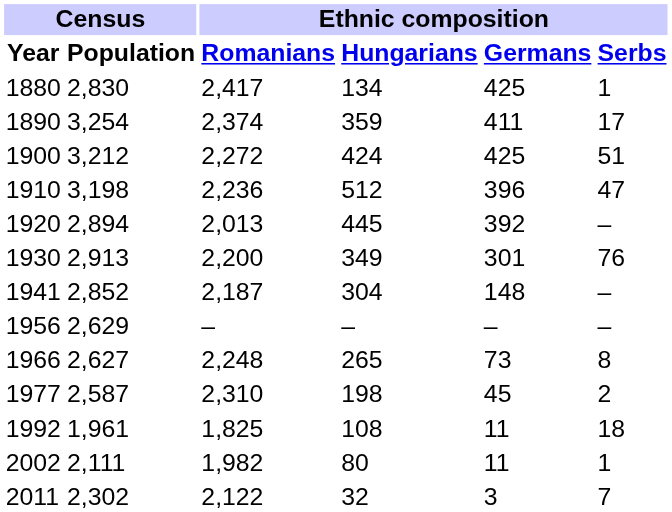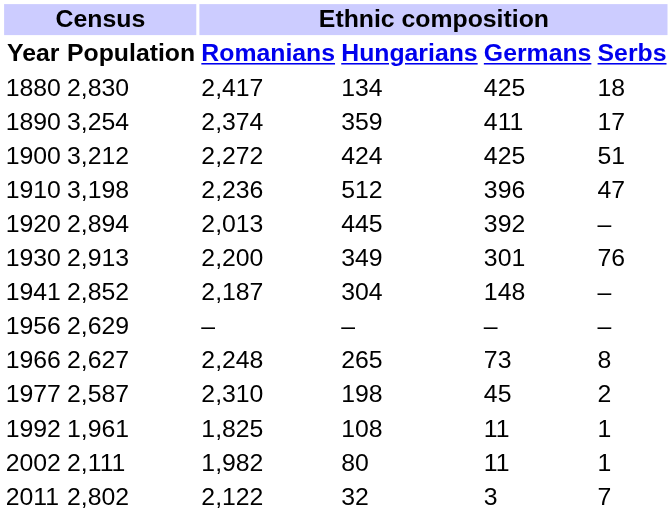(604, 87) 1 -> (611, 87) 18
(611, 428) 18 -> (604, 428) 1
(98, 496) 2,302 -> (98, 496) 2,802
